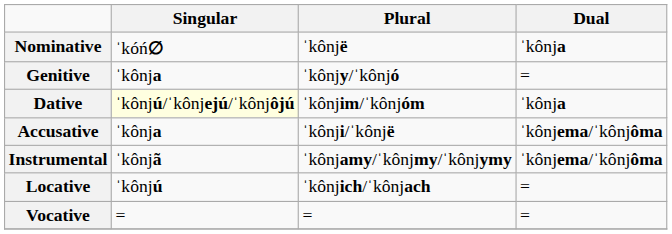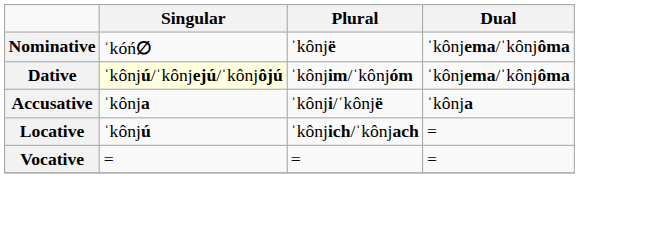(543, 46) ˈkônja -> (498, 46) ˈkônjema/ˈkônjôma
- row: (58, 75)
(543, 103) ˈkônja -> (498, 75) ˈkônjema/ˈkônjôma
(591, 131) ˈkônjema/ˈkônjôma -> (450, 103) ˈkônja
- row: (58, 159)
